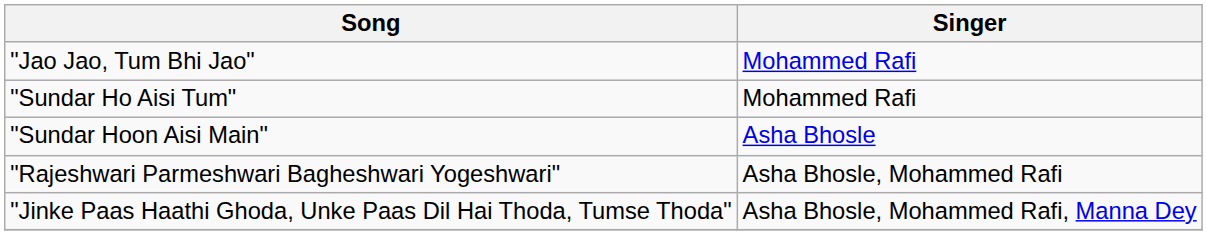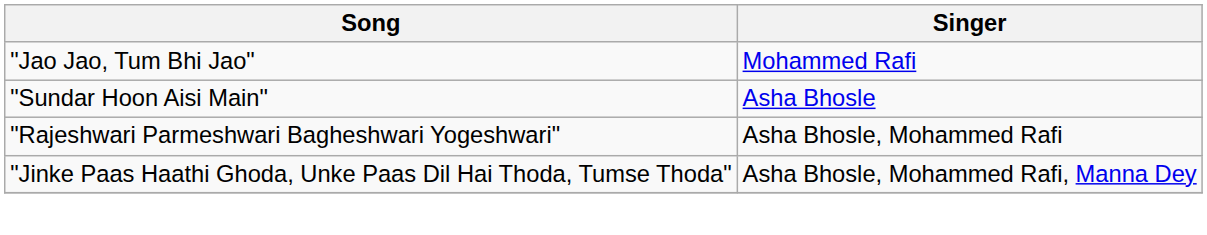- row: (123, 98)
